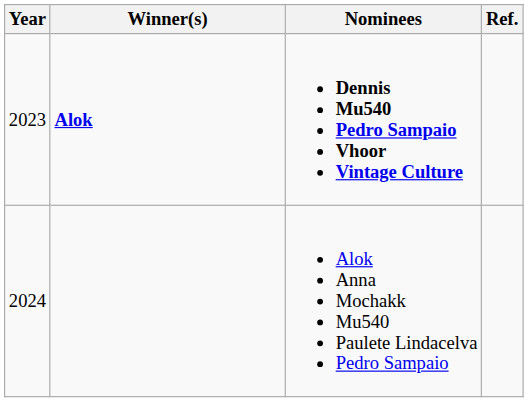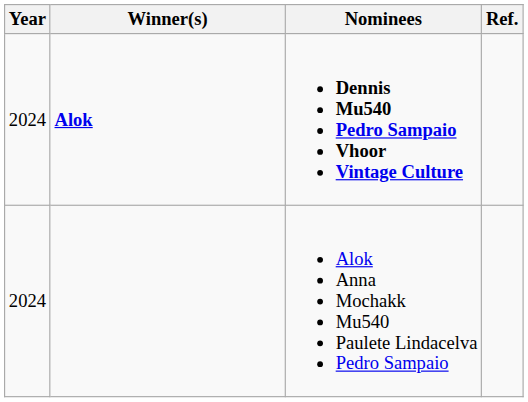(27, 119) 2023 -> (27, 119) 2024
